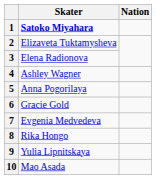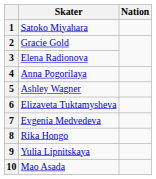(57, 27) bold -> (54, 27) normal
(69, 43) Elizaveta Tuktamysheva -> (45, 43) Gracie Gold
(51, 74) Ashley Wagner -> (54, 74) Anna Pogorilaya
(54, 89) Anna Pogorilaya -> (51, 89) Ashley Wagner
(45, 105) Gracie Gold -> (69, 105) Elizaveta Tuktamysheva
